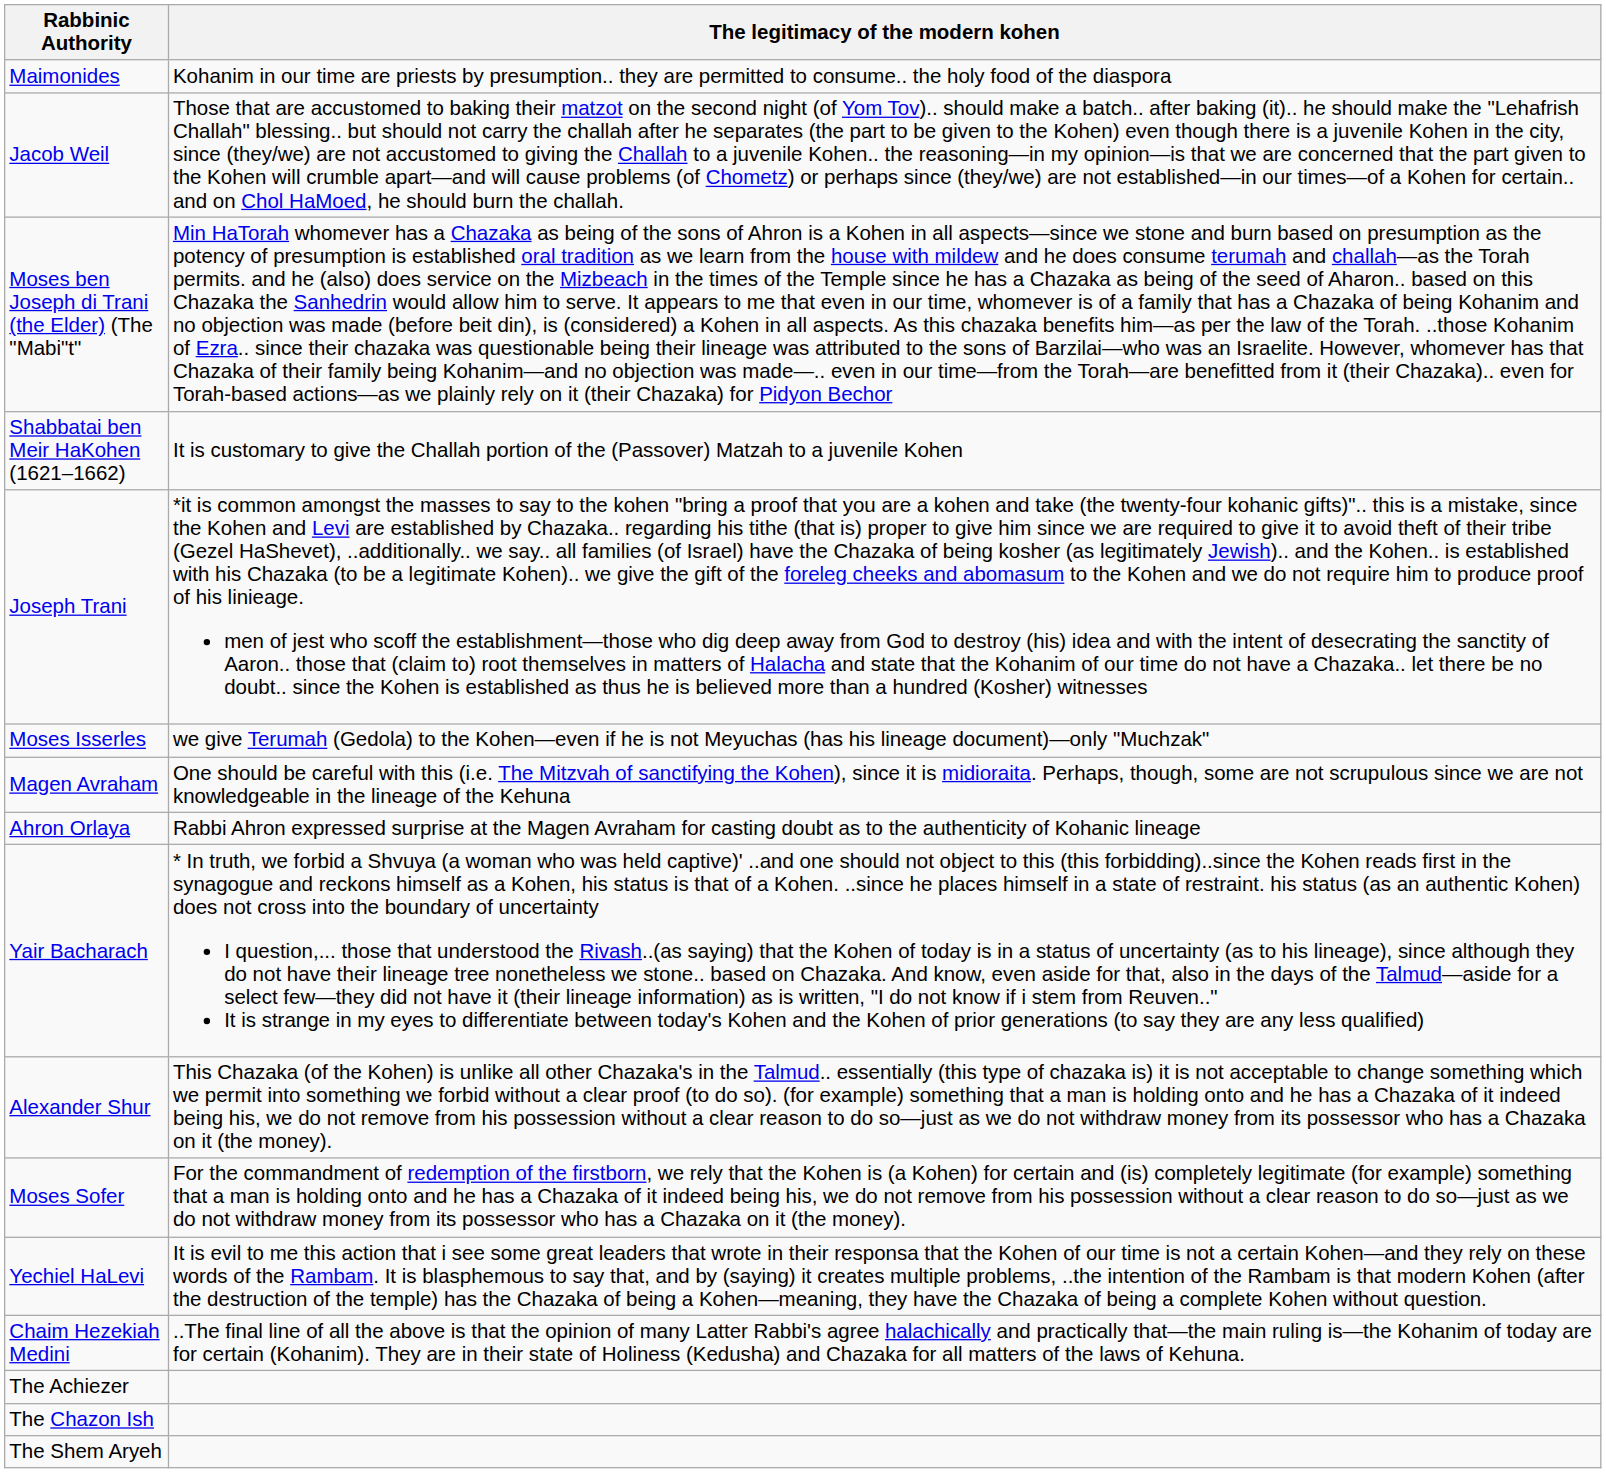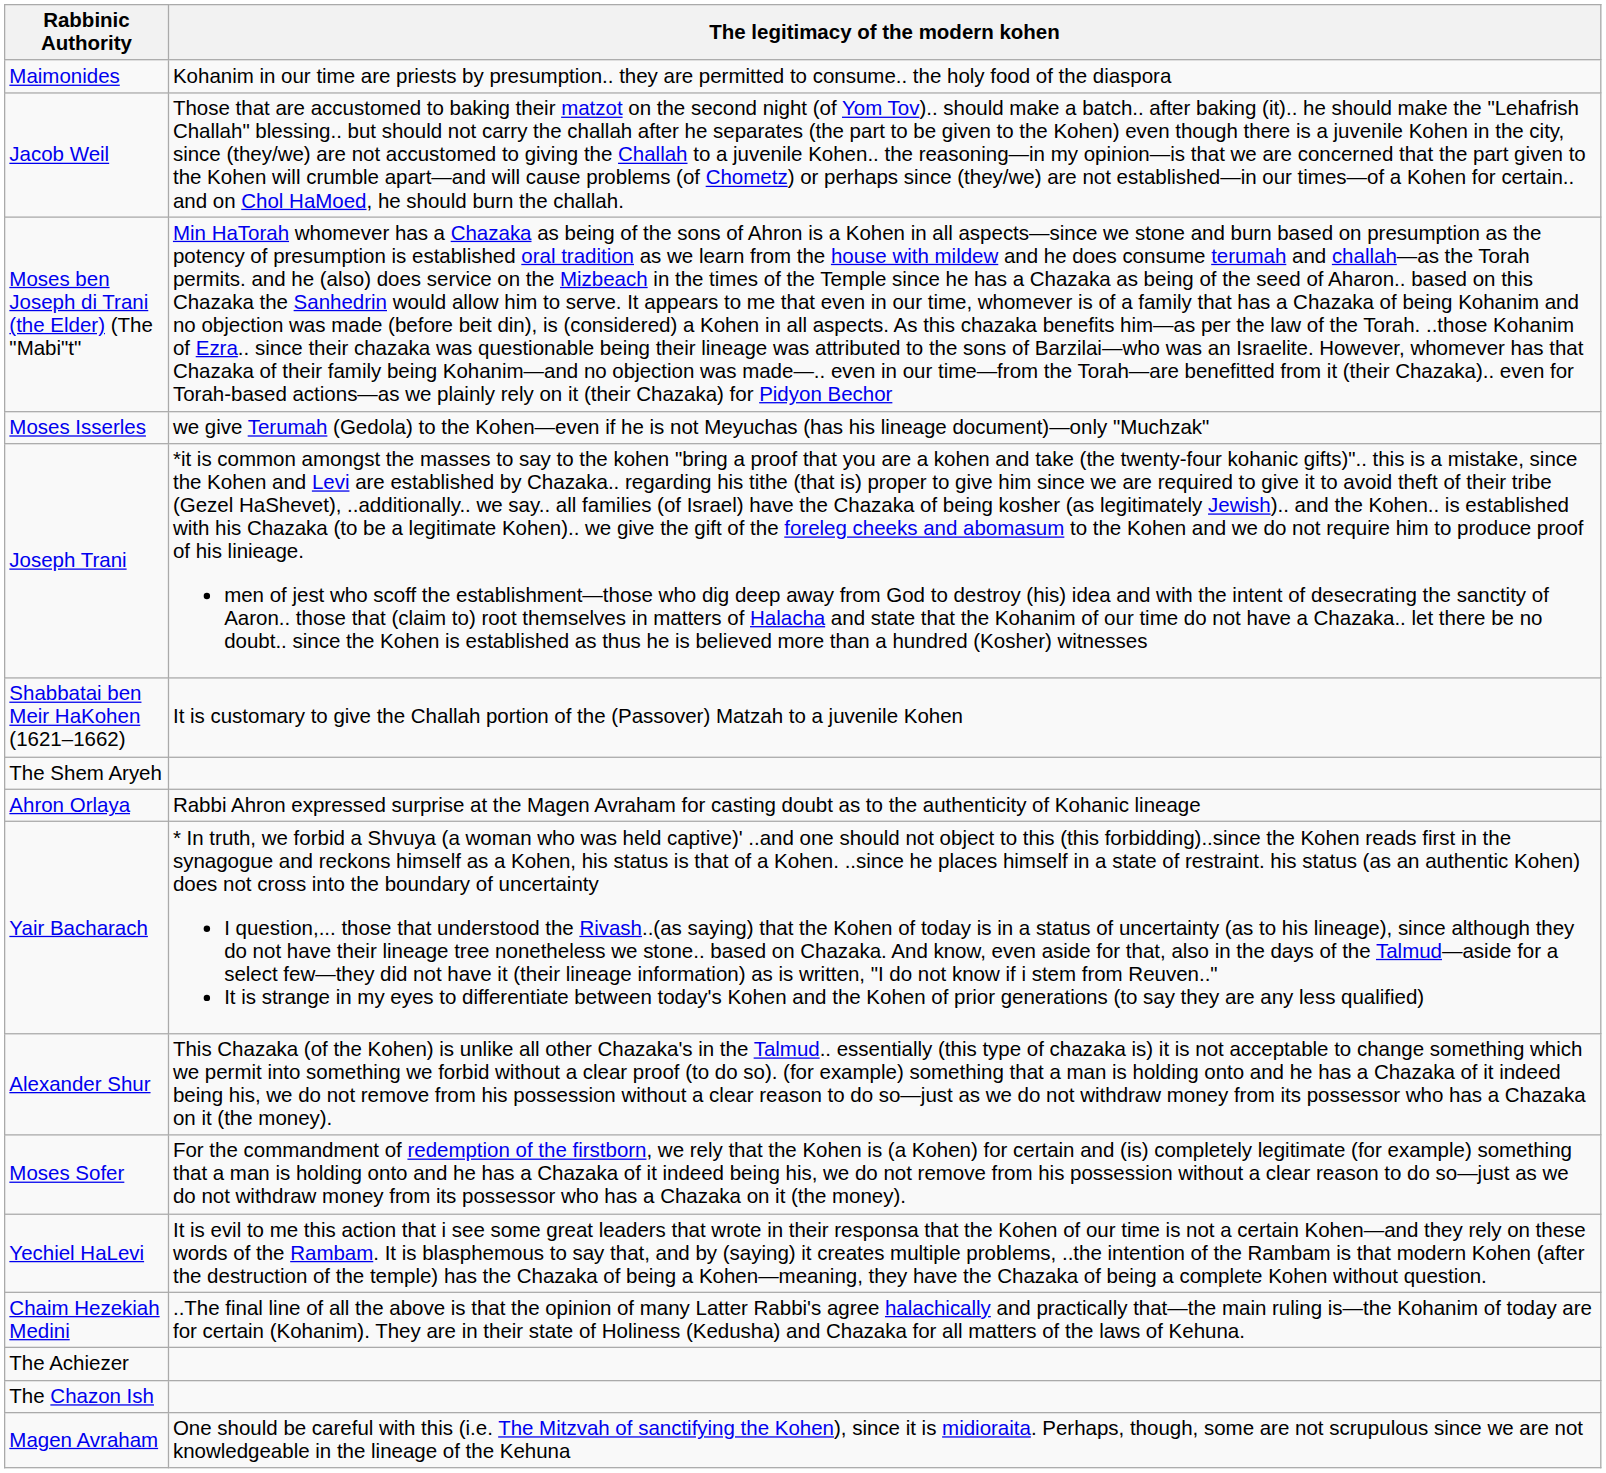rows swapped: (78, 740) <-> (75, 450)
rows swapped: (84, 784) <-> (86, 1451)
